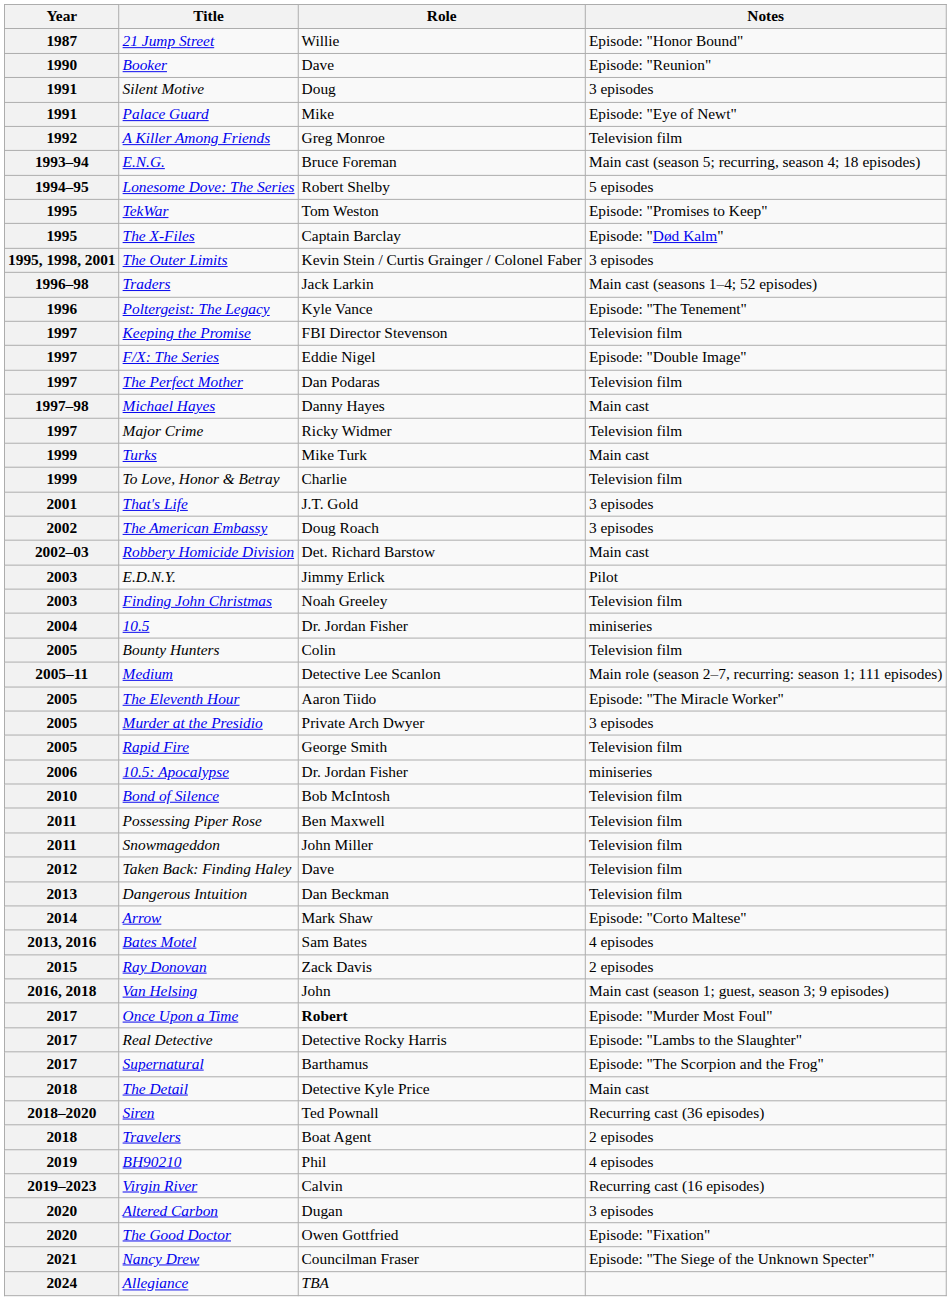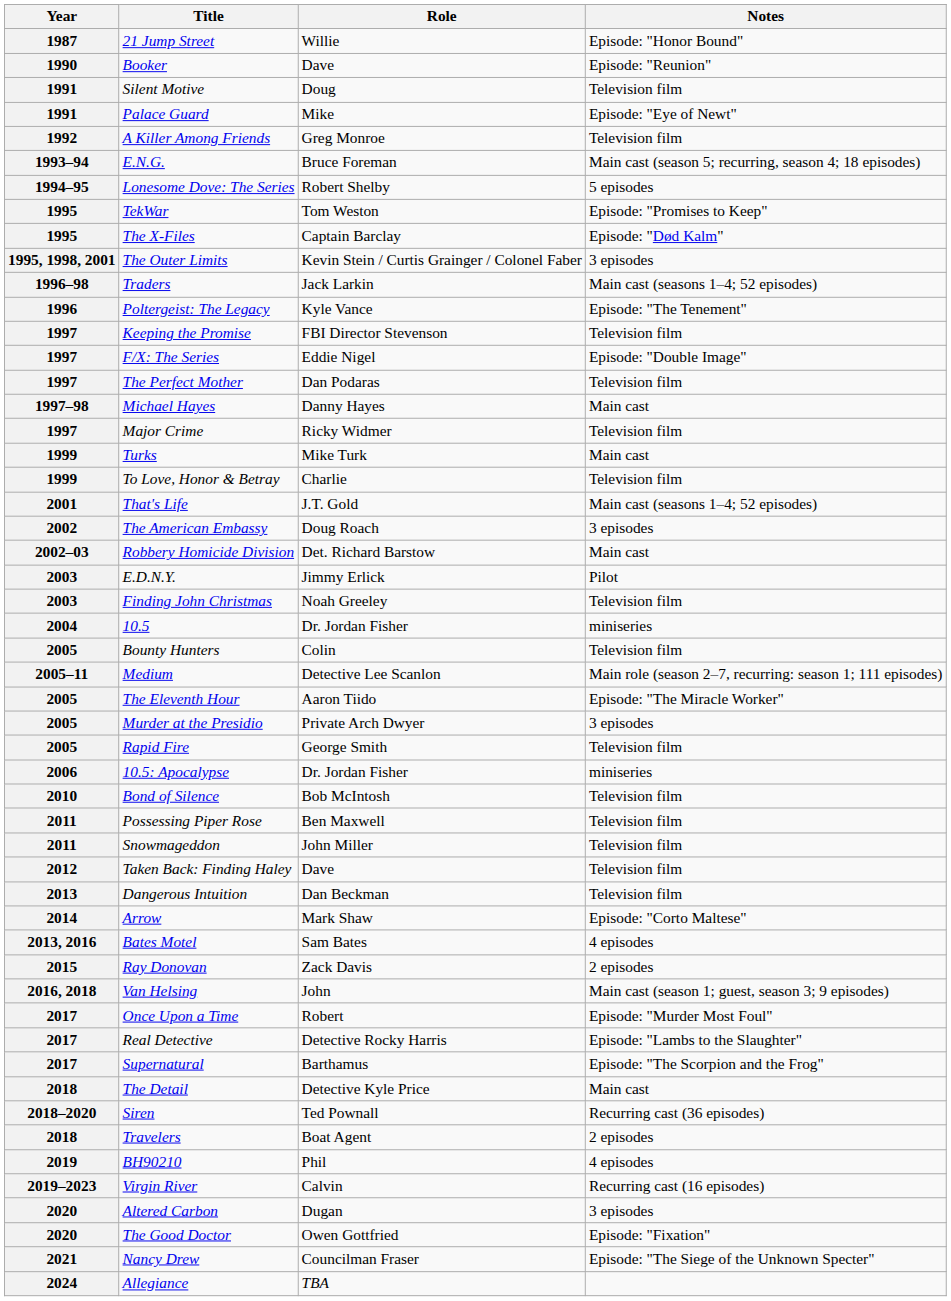(621, 89) 3 episodes -> (636, 89) Television film
(621, 503) 3 episodes -> (703, 503) Main cast (seasons 1–4; 52 episodes)
(325, 1015) bold -> (323, 1015) normal
